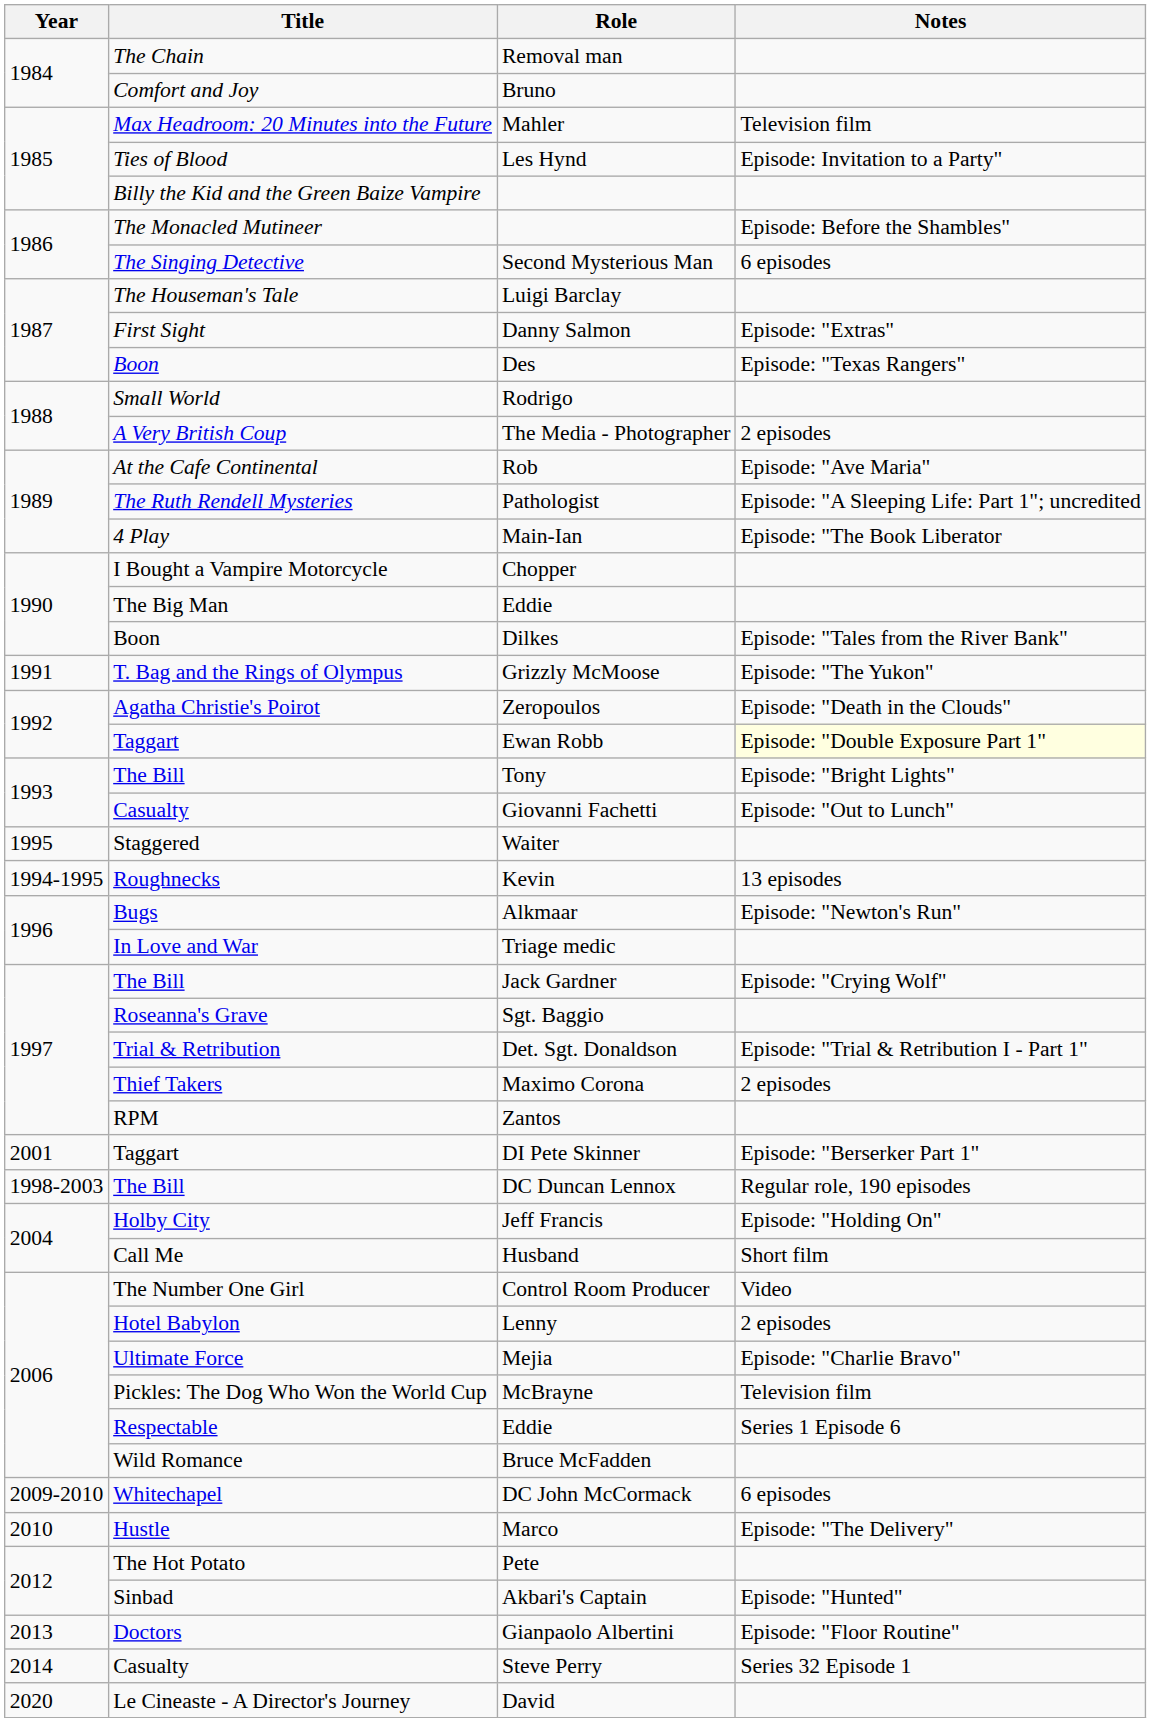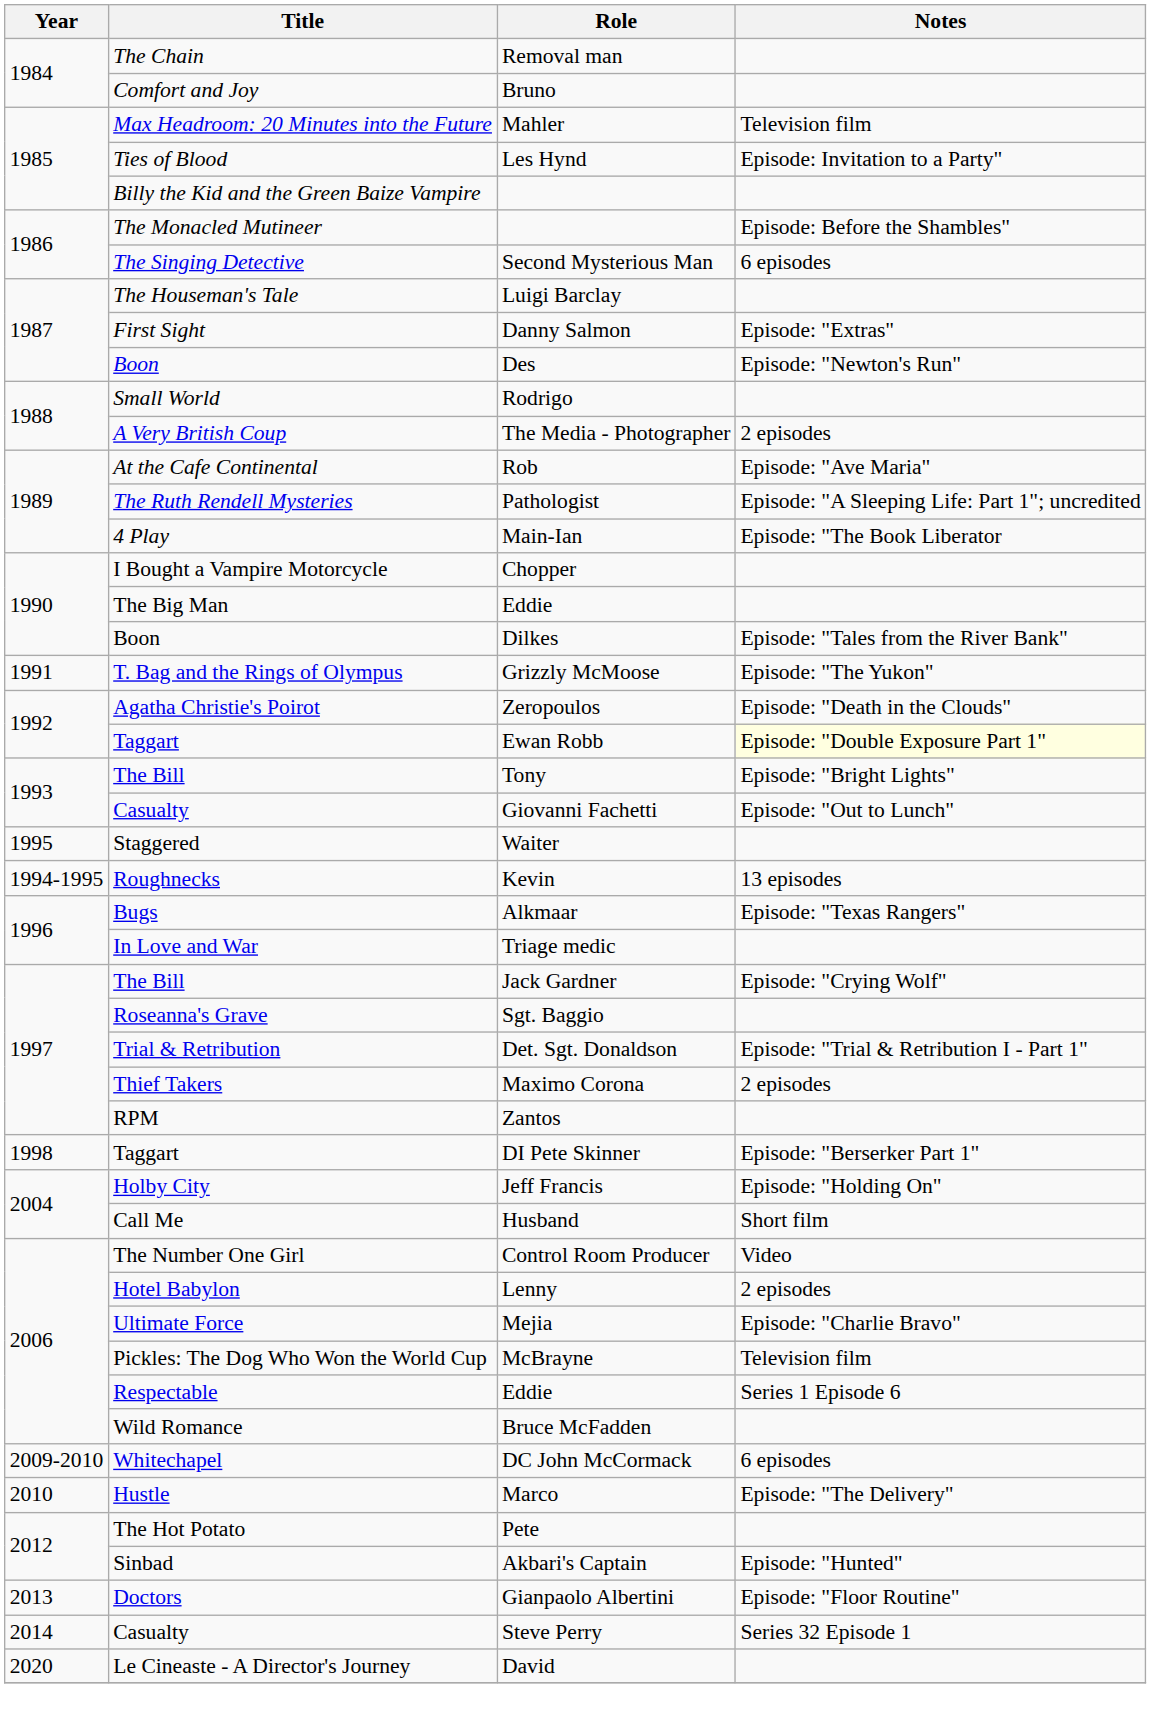(853, 364) Episode: "Texas Rangers" -> (851, 364) Episode: "Newton's Run"
(851, 912) Episode: "Newton's Run" -> (853, 912) Episode: "Texas Rangers"
(31, 1152) 2001 -> (31, 1152) 1998
- row: (149, 1186)
